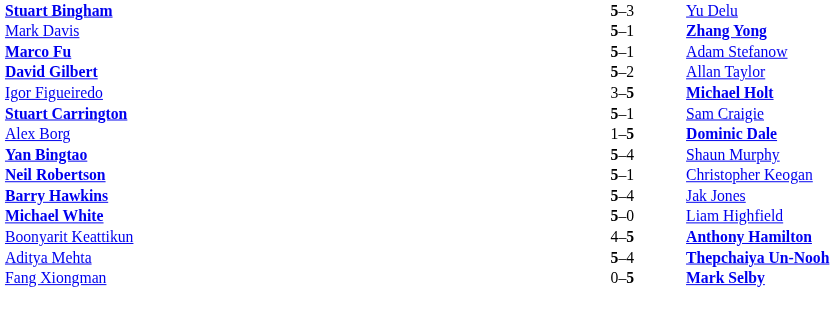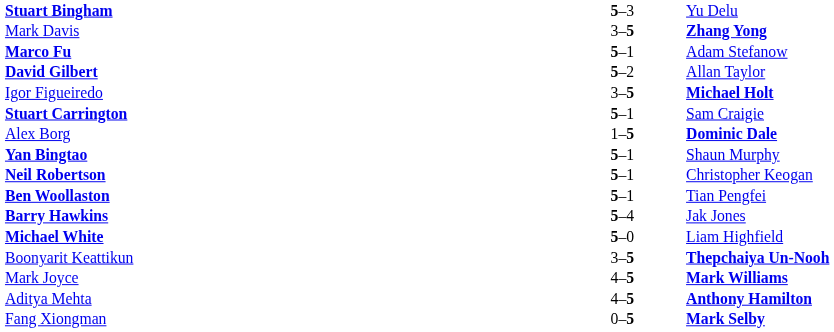(622, 31) 5–1 -> (622, 31) 3–5
(622, 154) 5–4 -> (622, 154) 5–1
+ row: (57, 195)
(622, 237) 4–5 -> (622, 257) 3–5
(749, 237) Anthony Hamilton -> (758, 257) Thepchaiya Un-Nooh
+ row: (42, 278)
(622, 257) 5–4 -> (622, 298) 4–5
(758, 257) Thepchaiya Un-Nooh -> (749, 298) Anthony Hamilton
